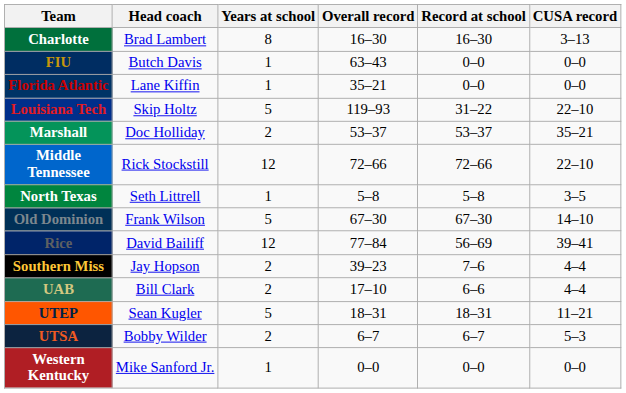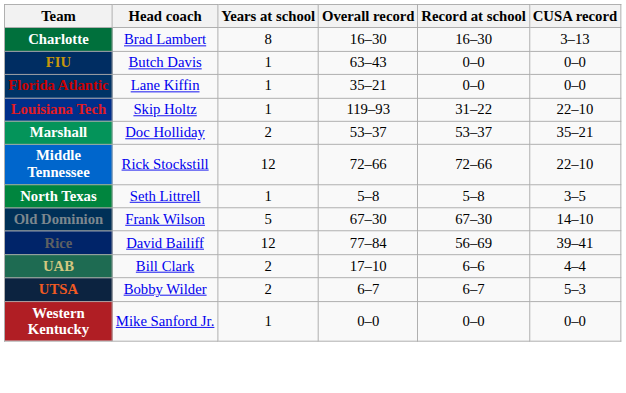(268, 109) 5 -> (268, 109) 1
- row: (58, 266)
- row: (58, 312)
